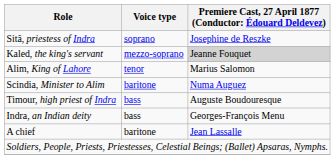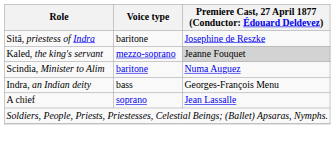(139, 38) soprano -> (132, 38) baritone
- row: (49, 69)
- row: (61, 100)
(140, 131) baritone -> (131, 100) soprano
